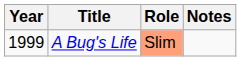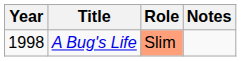(26, 42) 1999 -> (26, 42) 1998
